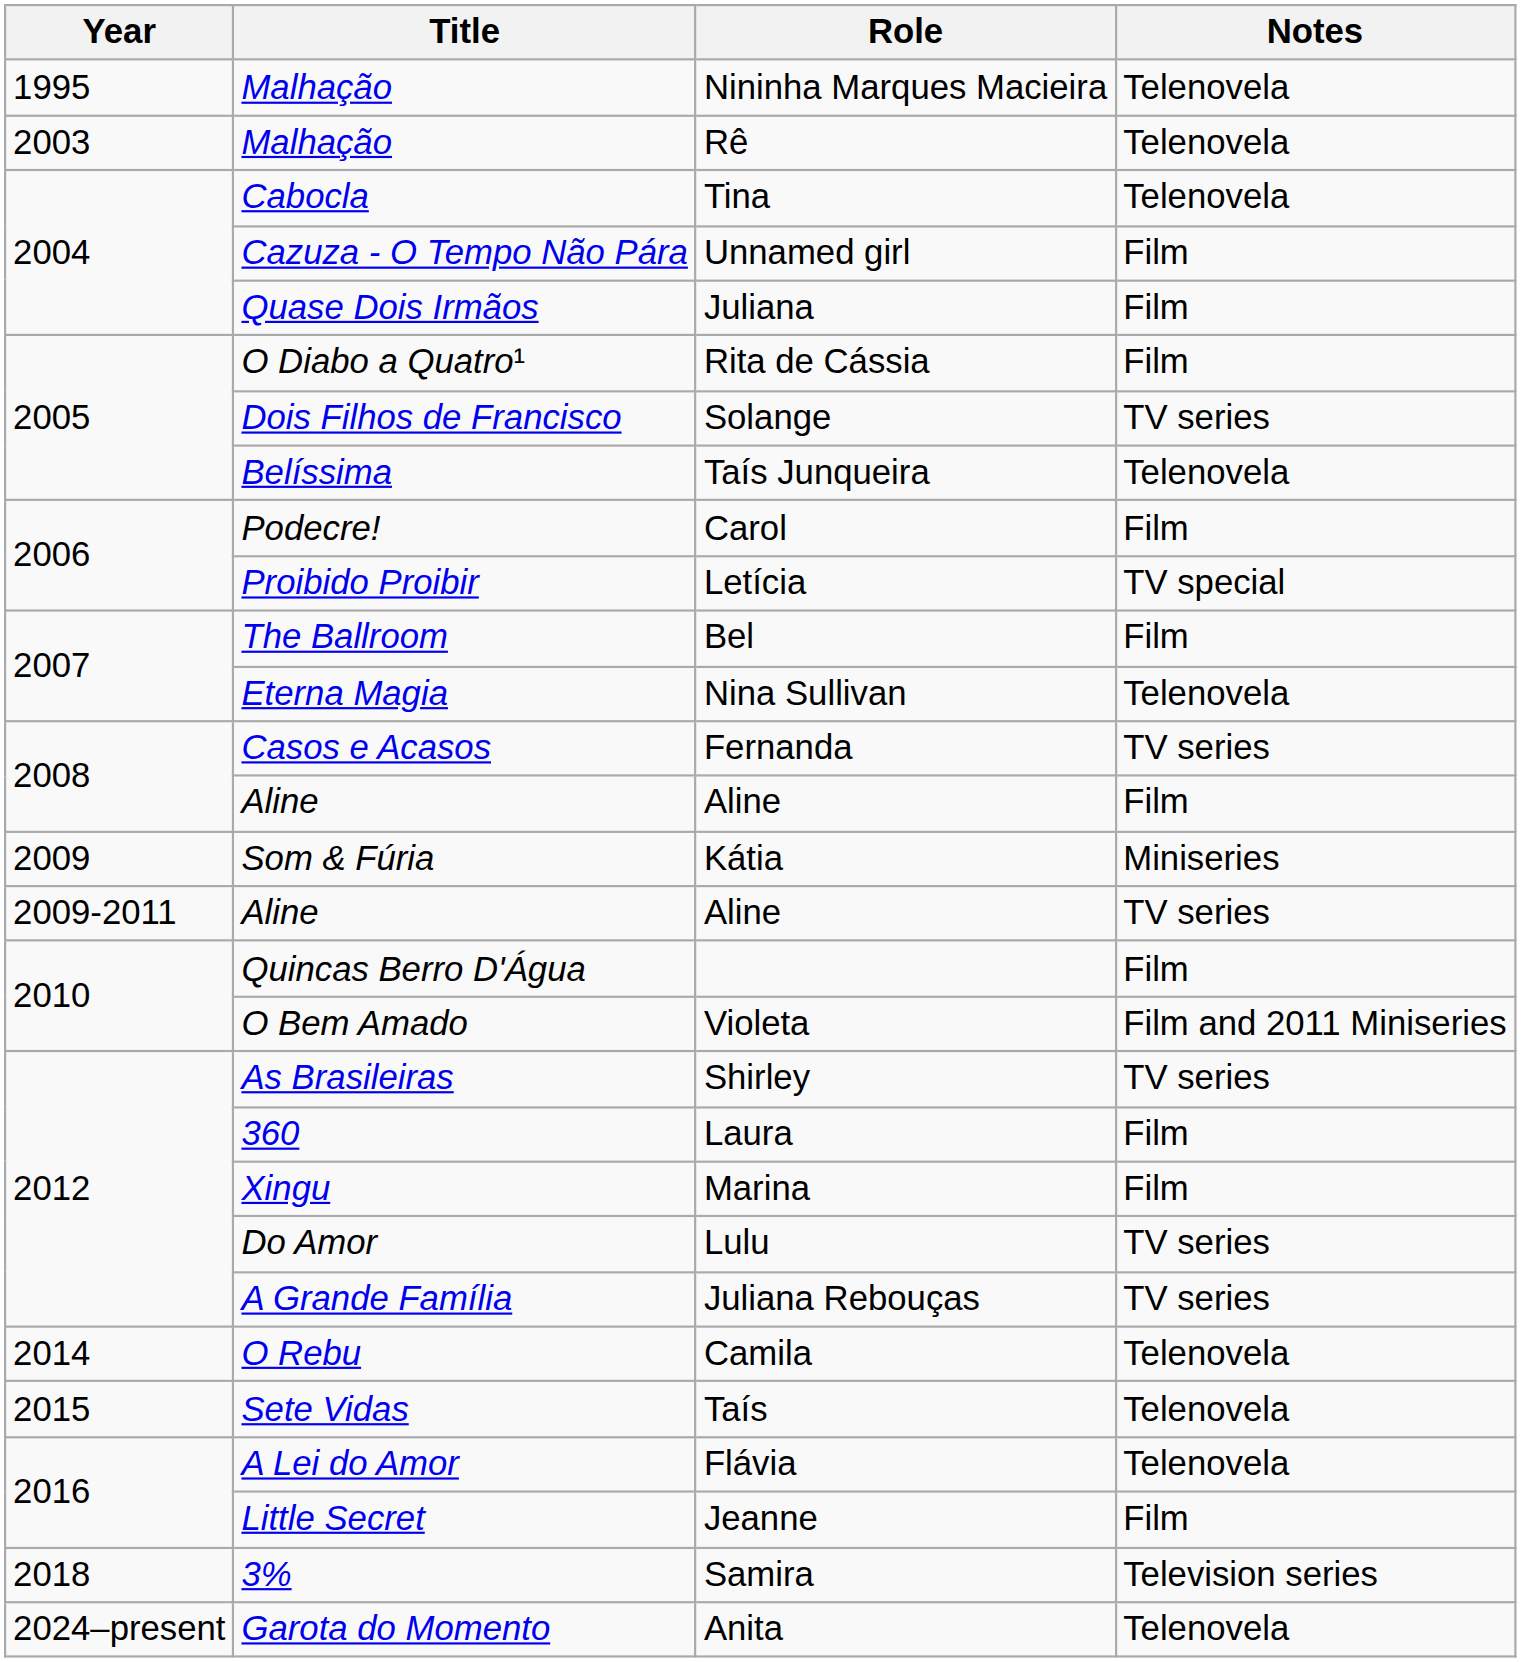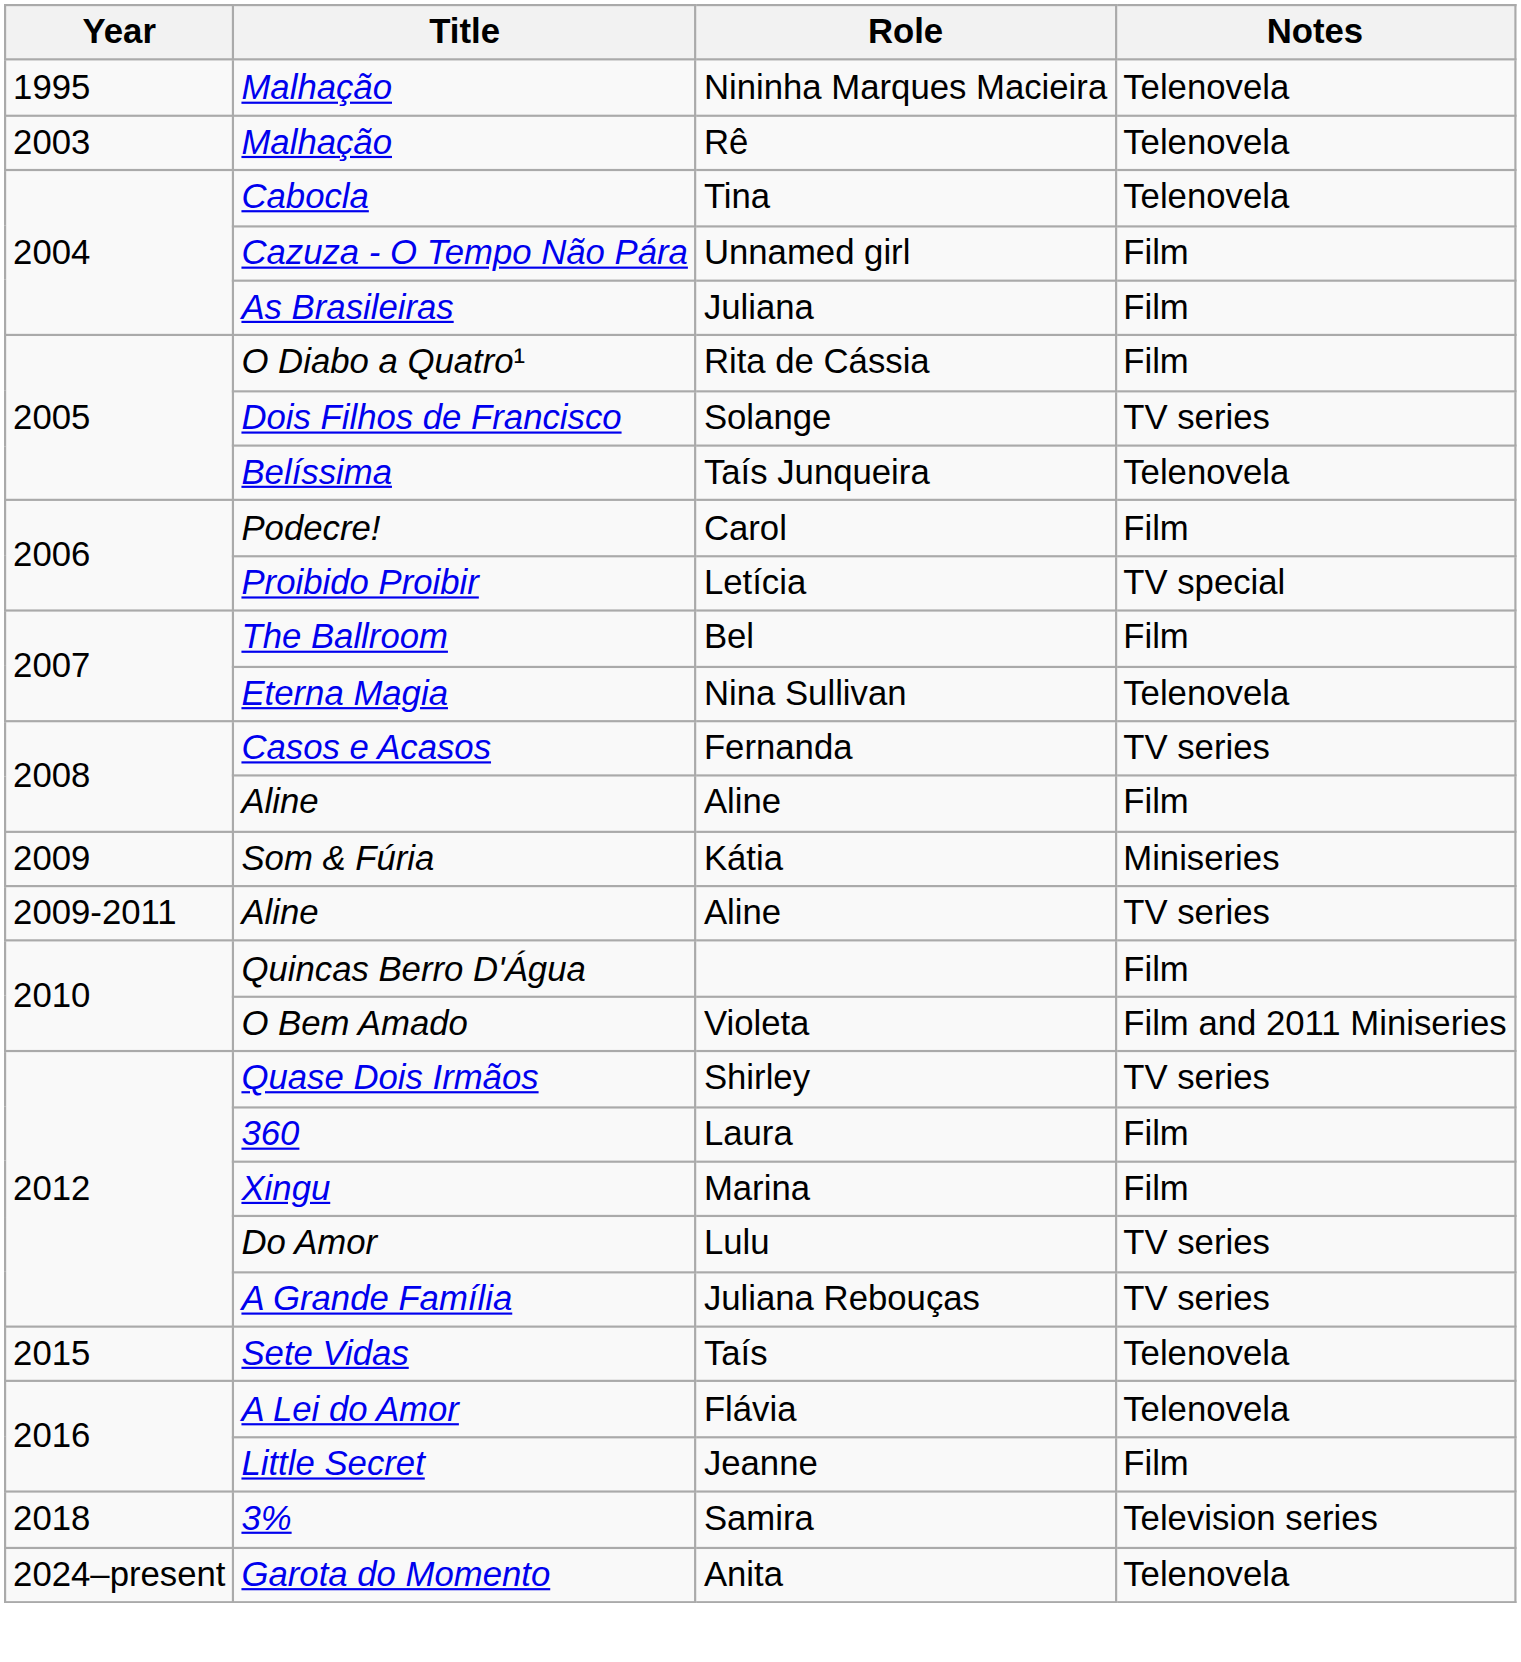(390, 307) Quase Dois Irmãos -> (348, 307) As Brasileiras
(348, 1078) As Brasileiras -> (390, 1078) Quase Dois Irmãos
- row: (52, 1353)
